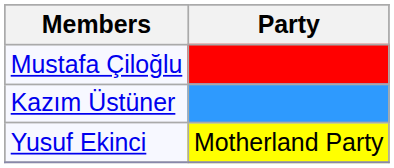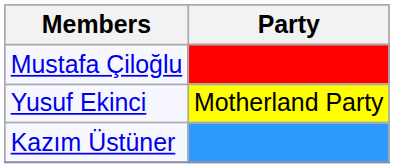rows swapped: (79, 143) <-> (93, 104)
